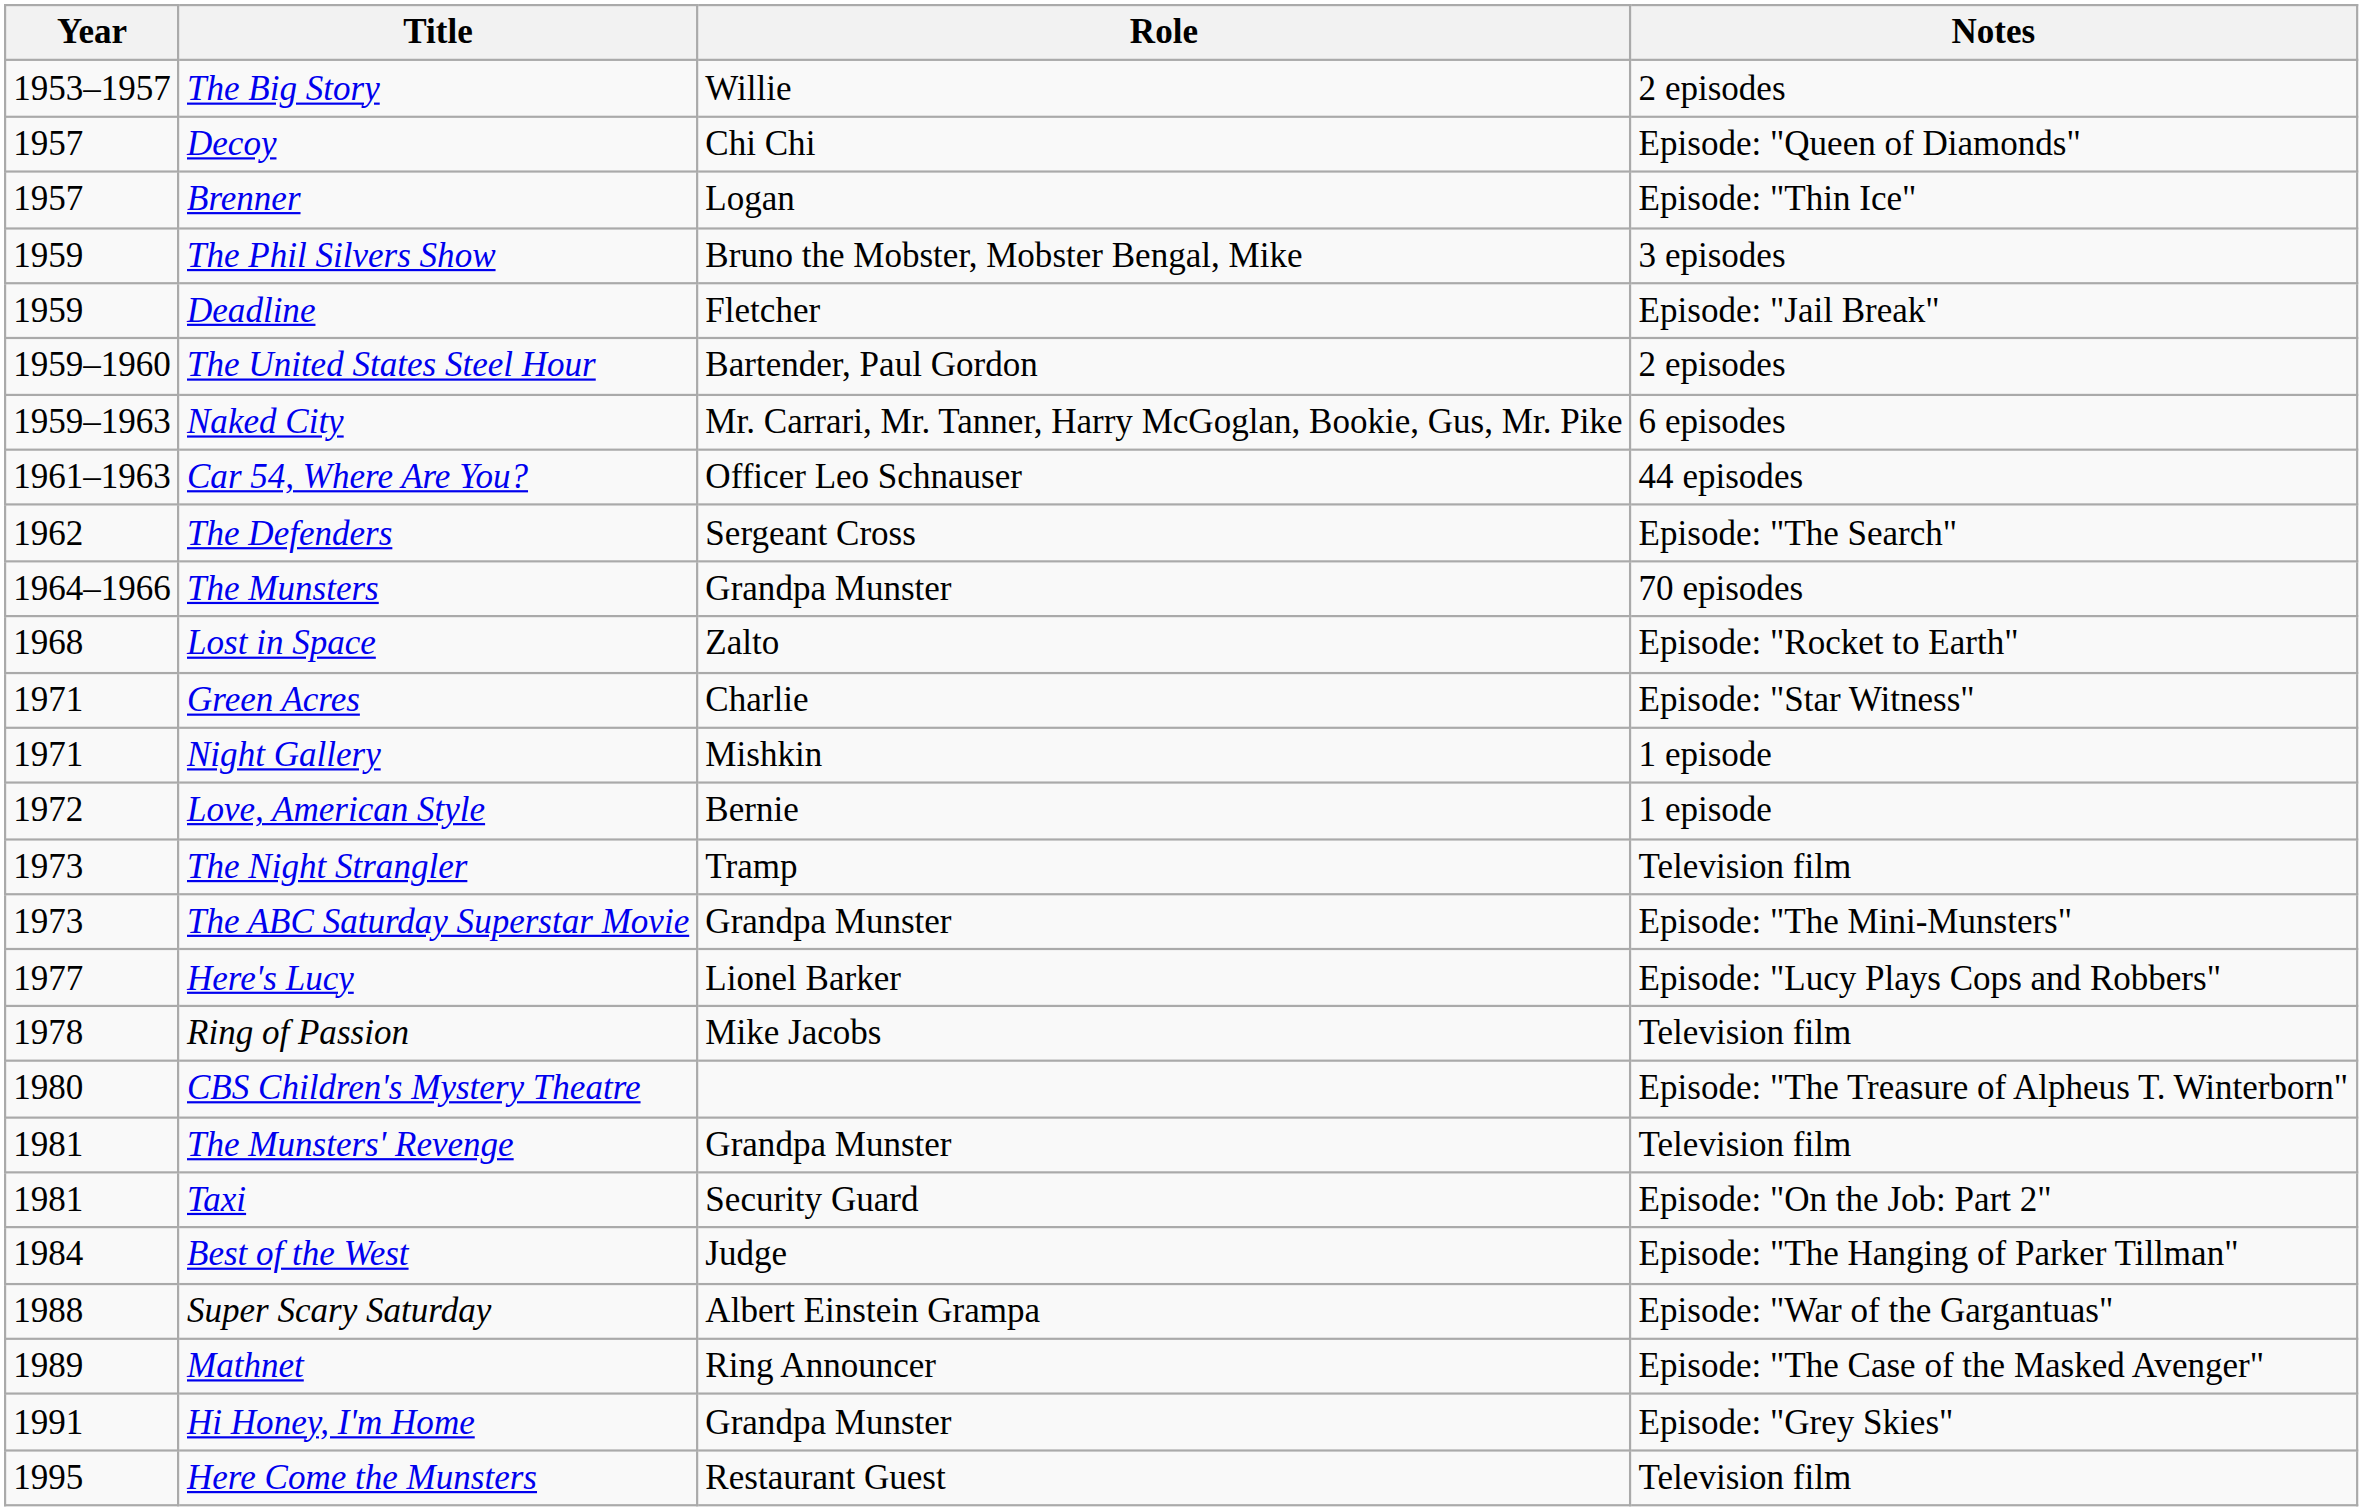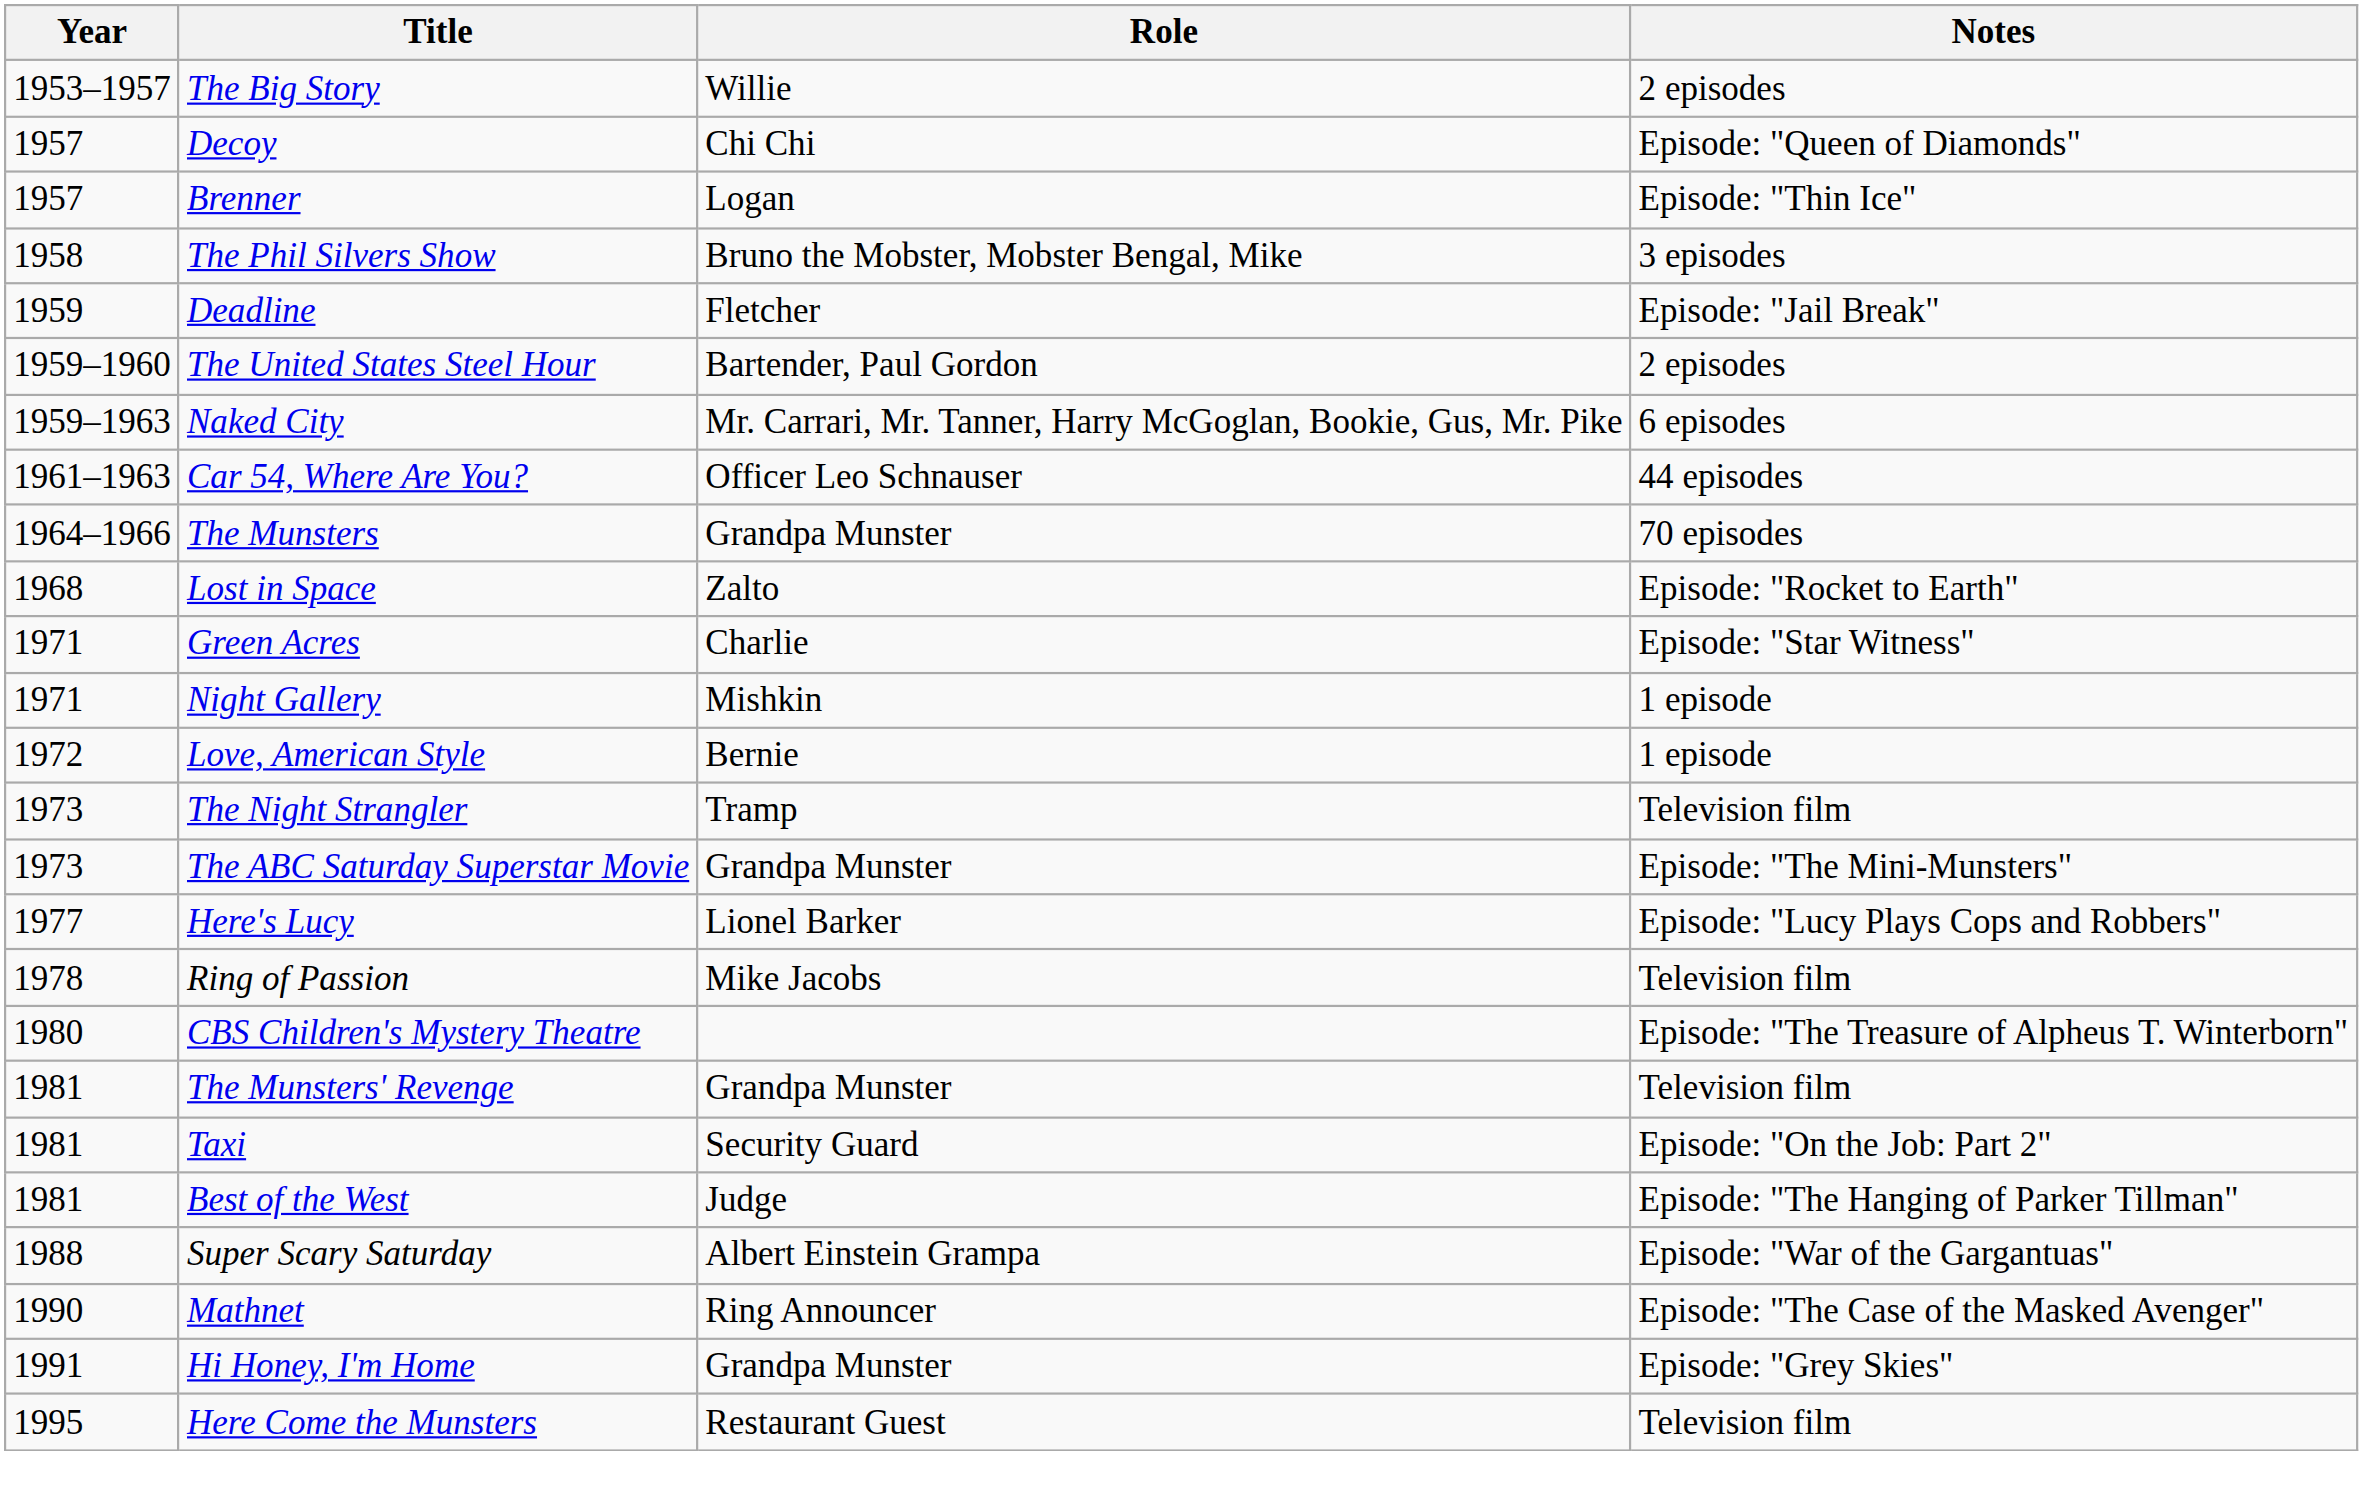(48, 254) 1959 -> (48, 254) 1958
- row: (290, 532)
(48, 1254) 1984 -> (48, 1199) 1981
(48, 1365) 1989 -> (48, 1310) 1990
